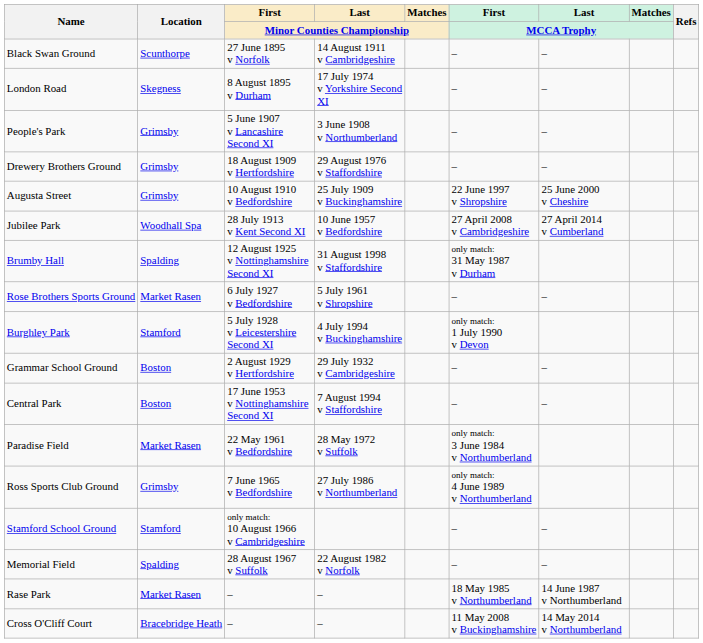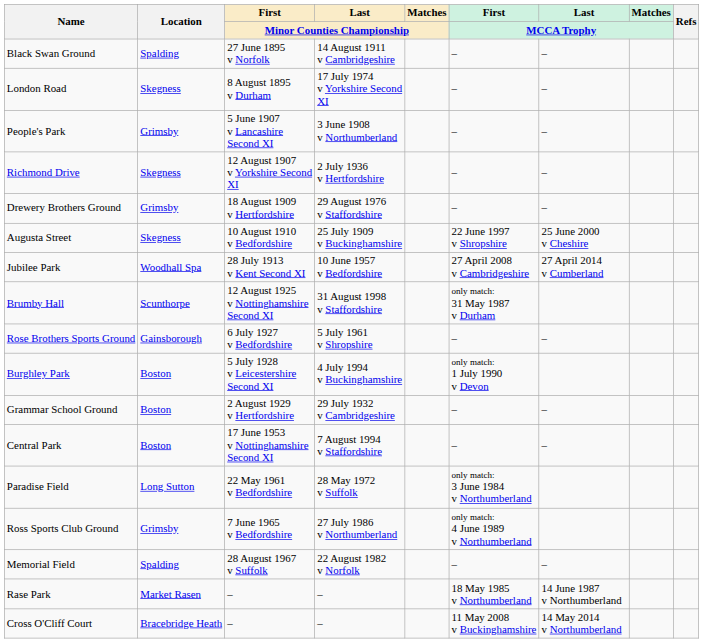(165, 53) Scunthorpe -> (160, 53) Spalding
+ row: (43, 172)
(159, 196) Grimsby -> (161, 237) Skegness
(160, 261) Spalding -> (165, 303) Scunthorpe
(171, 296) Market Rasen -> (171, 338) Gainsborough
(161, 332) Stamford -> (156, 374) Boston
(171, 445) Market Rasen -> (167, 487) Long Sutton
- row: (62, 528)
